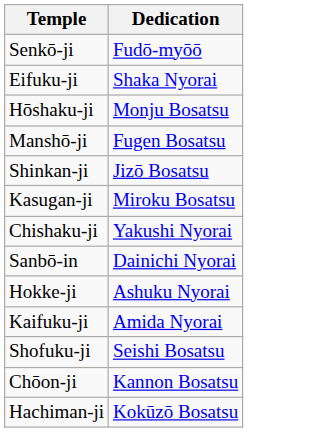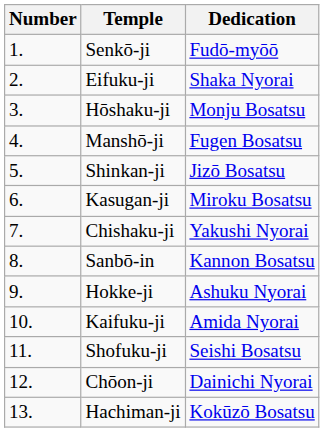+ column: (43, 19)
(175, 261) Dainichi Nyorai -> (252, 261) Kannon Bosatsu
(176, 381) Kannon Bosatsu -> (251, 381) Dainichi Nyorai
